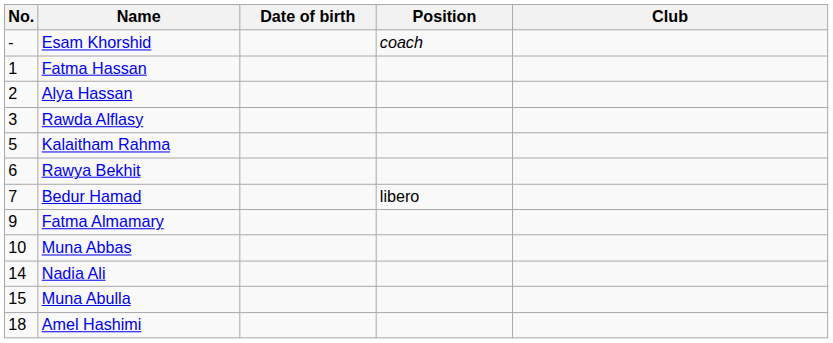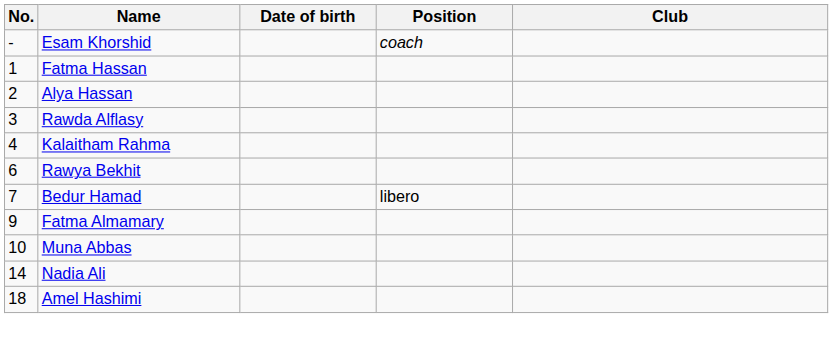(13, 145) 5 -> (13, 145) 4
- row: (86, 299)
